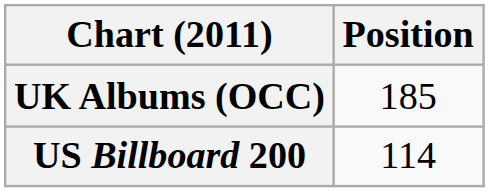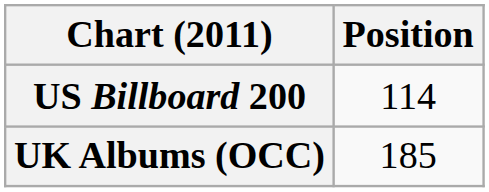rows swapped: (169, 95) <-> (169, 155)
